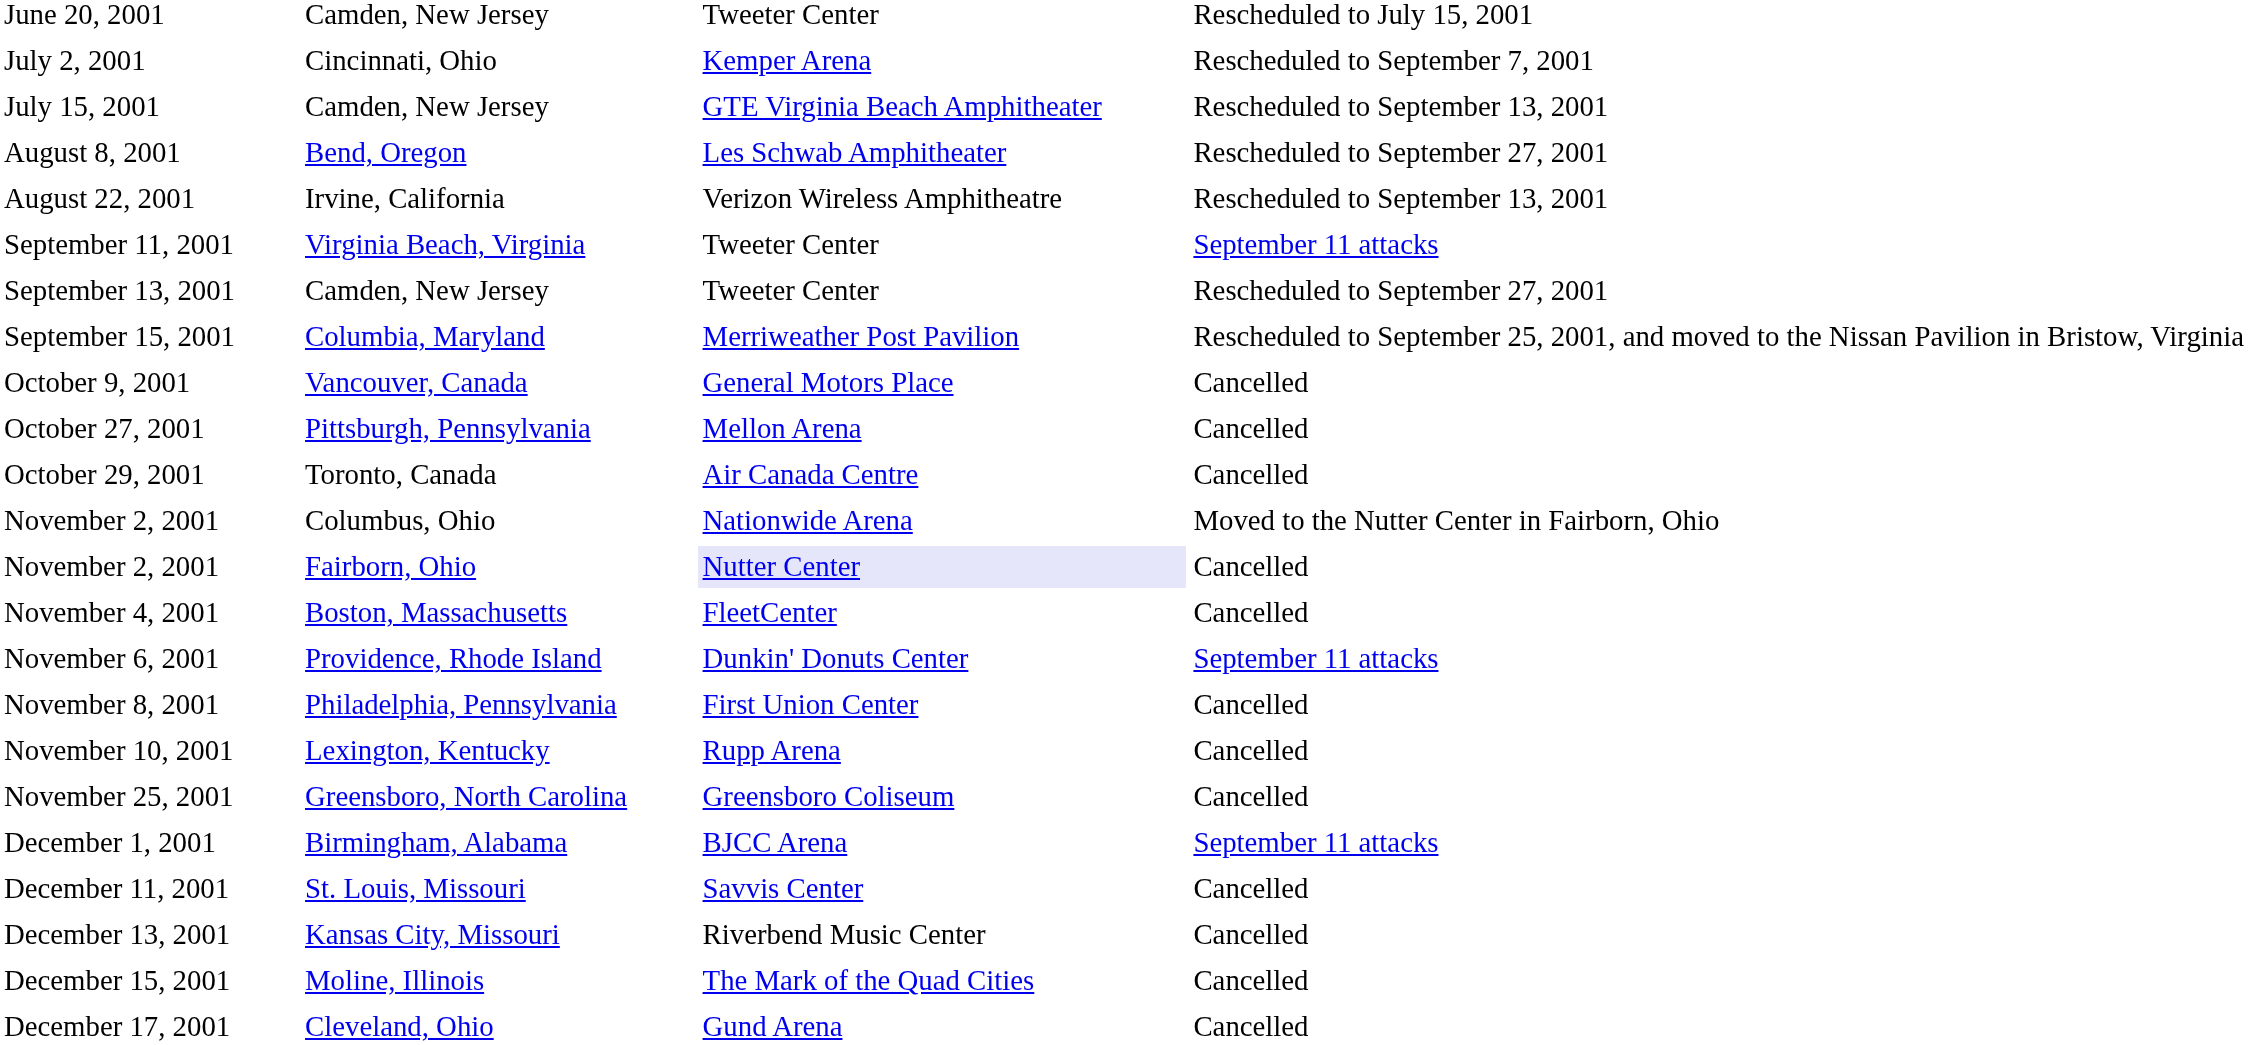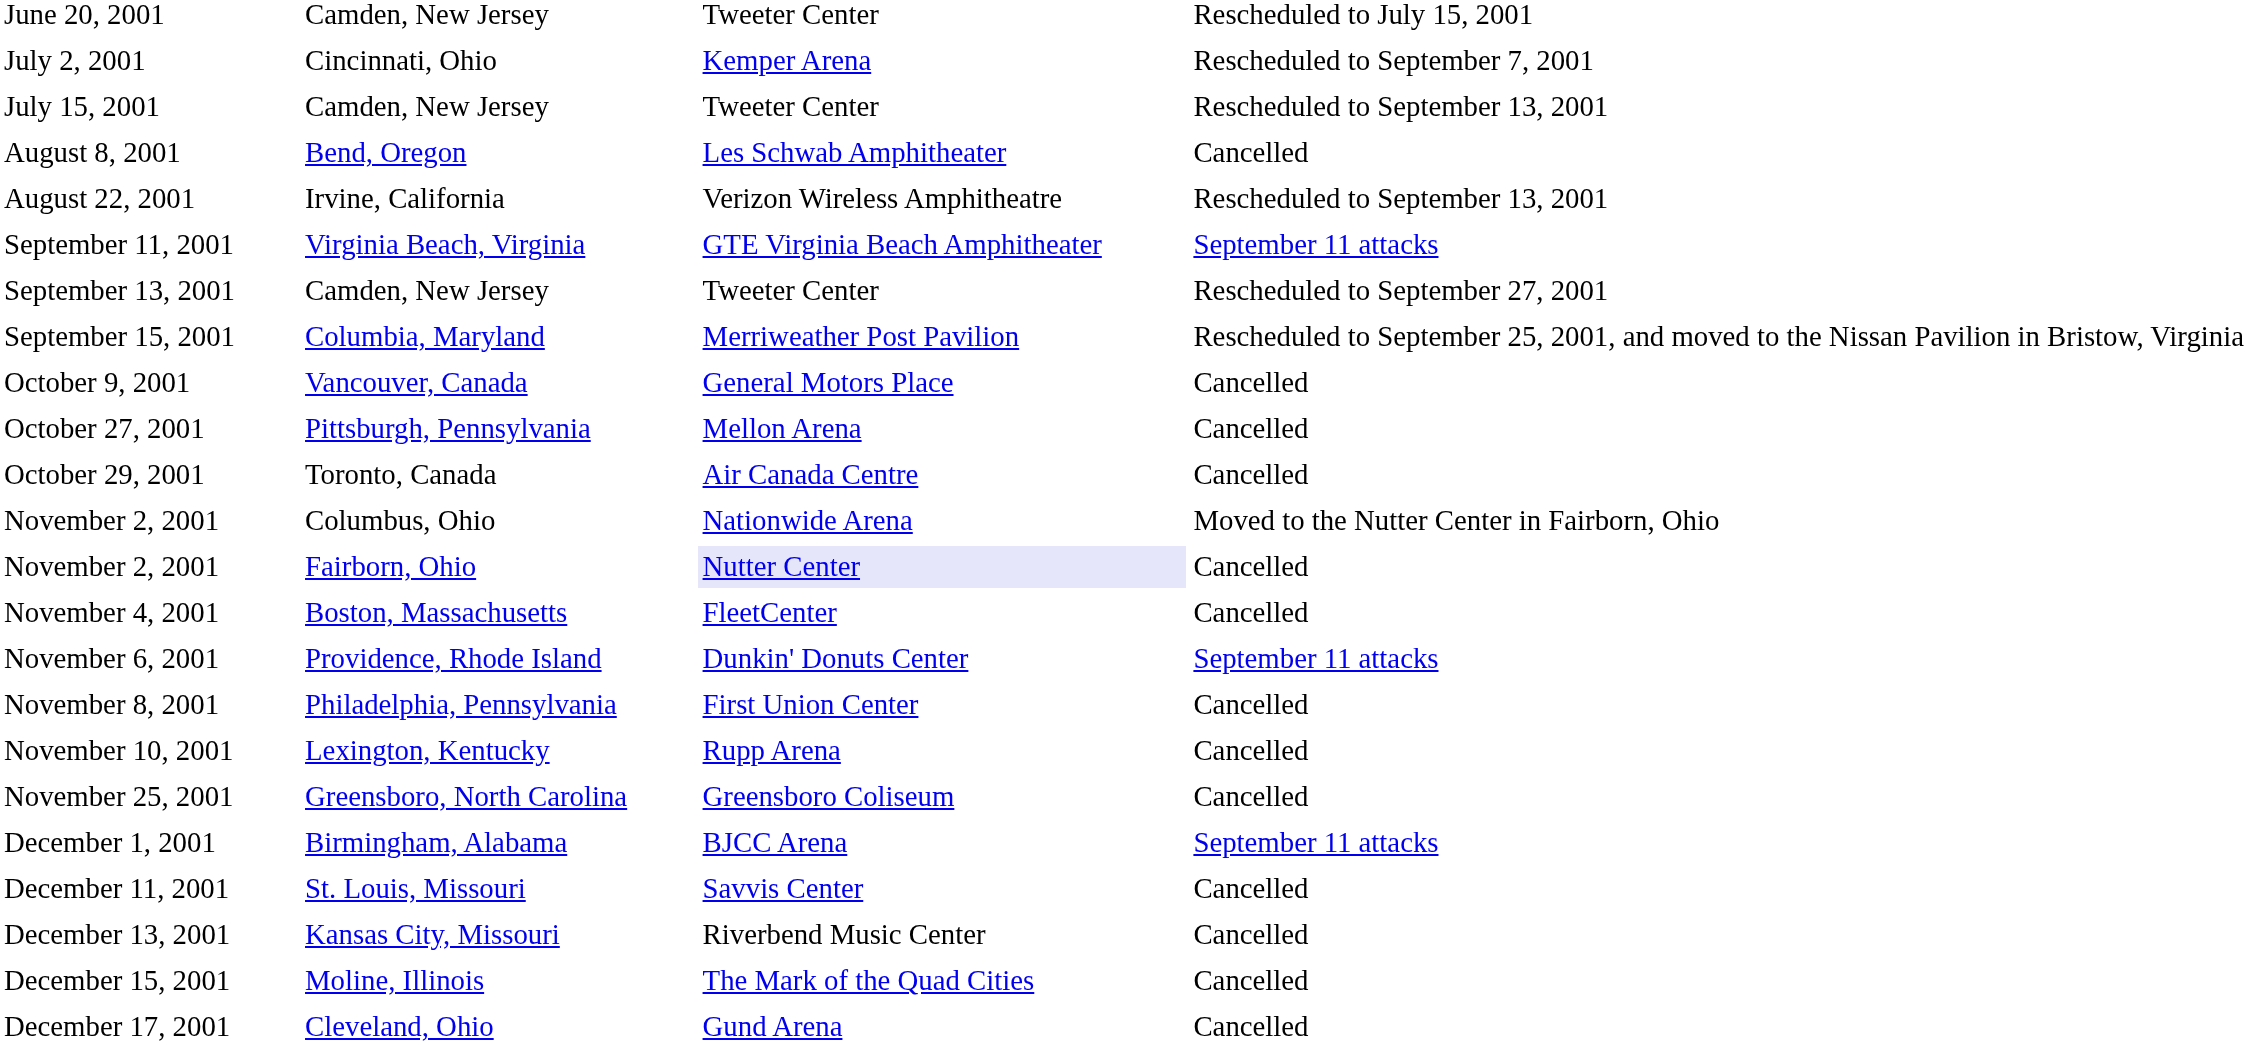(902, 106) GTE Virginia Beach Amphitheater -> (791, 106) Tweeter Center
(1401, 152) Rescheduled to September 27, 2001 -> (1251, 152) Cancelled
(791, 244) Tweeter Center -> (902, 244) GTE Virginia Beach Amphitheater
